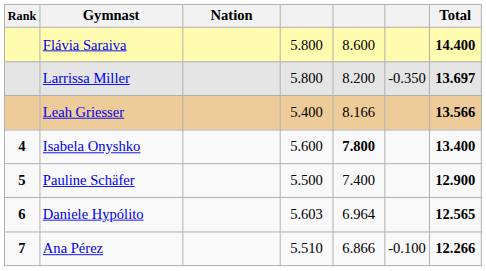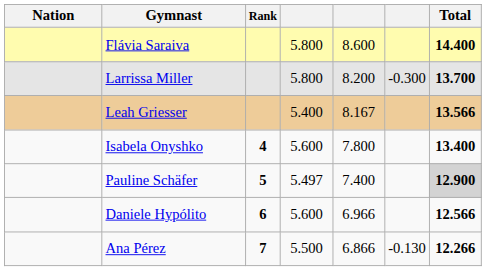columns swapped: (22, 16) <-> (232, 16)
(407, 78) -0.350 -> (407, 78) -0.300
(455, 78) 13.697 -> (455, 78) 13.700
(359, 112) 8.166 -> (359, 112) 8.167
(359, 146) bold -> (359, 146) normal
(307, 180) 5.500 -> (307, 180) 5.497
(455, 180) no background -> (455, 180) lightgrey background
(307, 214) 5.603 -> (307, 214) 5.600
(359, 214) 6.964 -> (359, 214) 6.966
(455, 214) 12.565 -> (455, 214) 12.566
(307, 248) 5.510 -> (307, 248) 5.500
(407, 248) -0.100 -> (407, 248) -0.130
